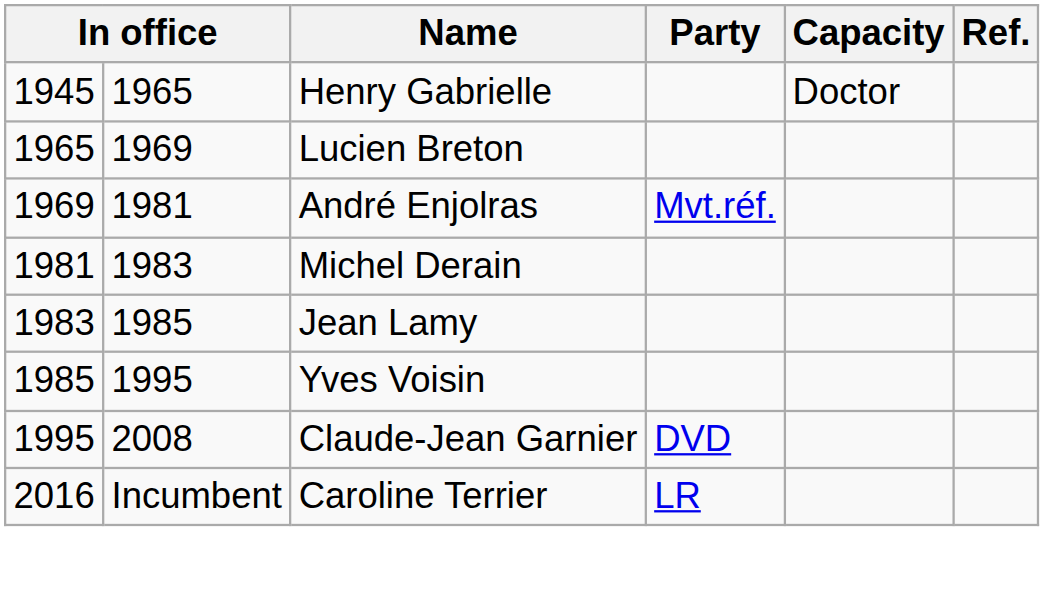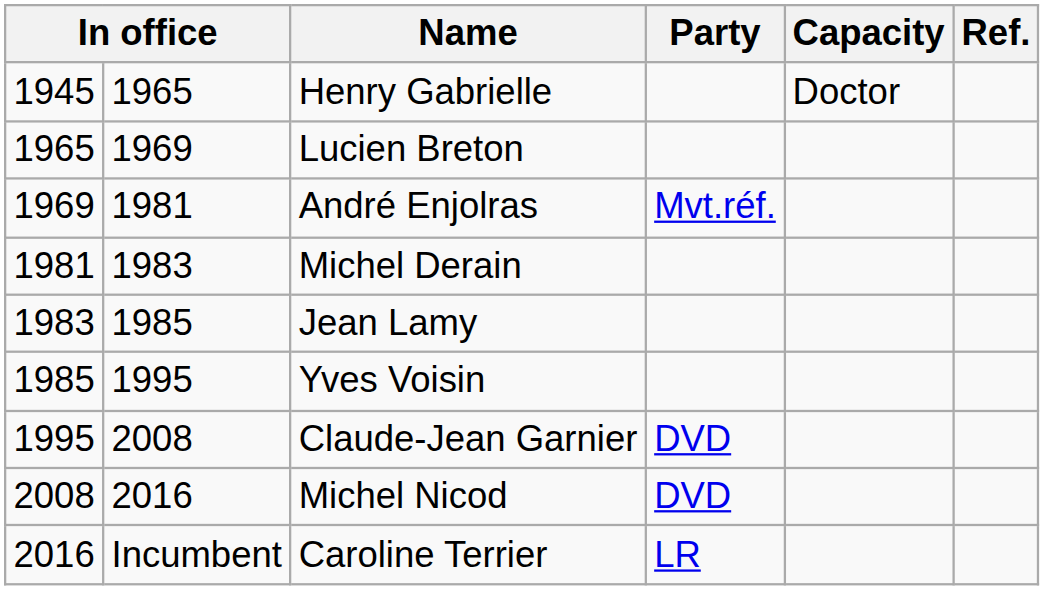+ row: (403, 496)
